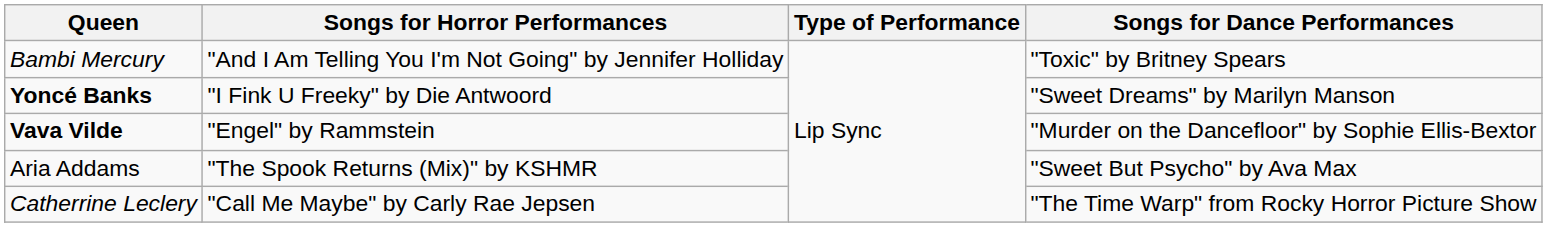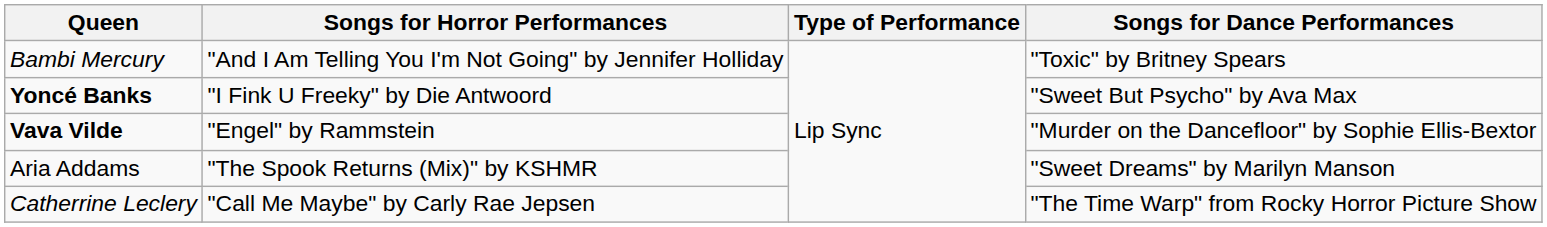(1213, 95) "Sweet Dreams" by Marilyn Manson -> (1194, 95) "Sweet But Psycho" by Ava Max
(1194, 167) "Sweet But Psycho" by Ava Max -> (1213, 167) "Sweet Dreams" by Marilyn Manson
